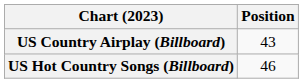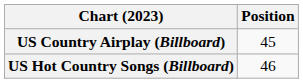(268, 41) 43 -> (268, 41) 45
